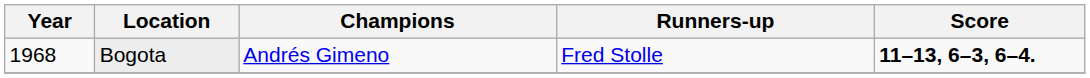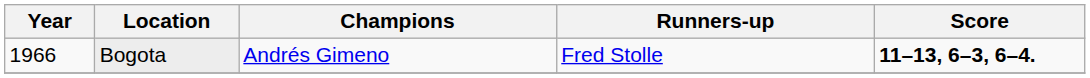(33, 54) 1968 -> (33, 54) 1966
